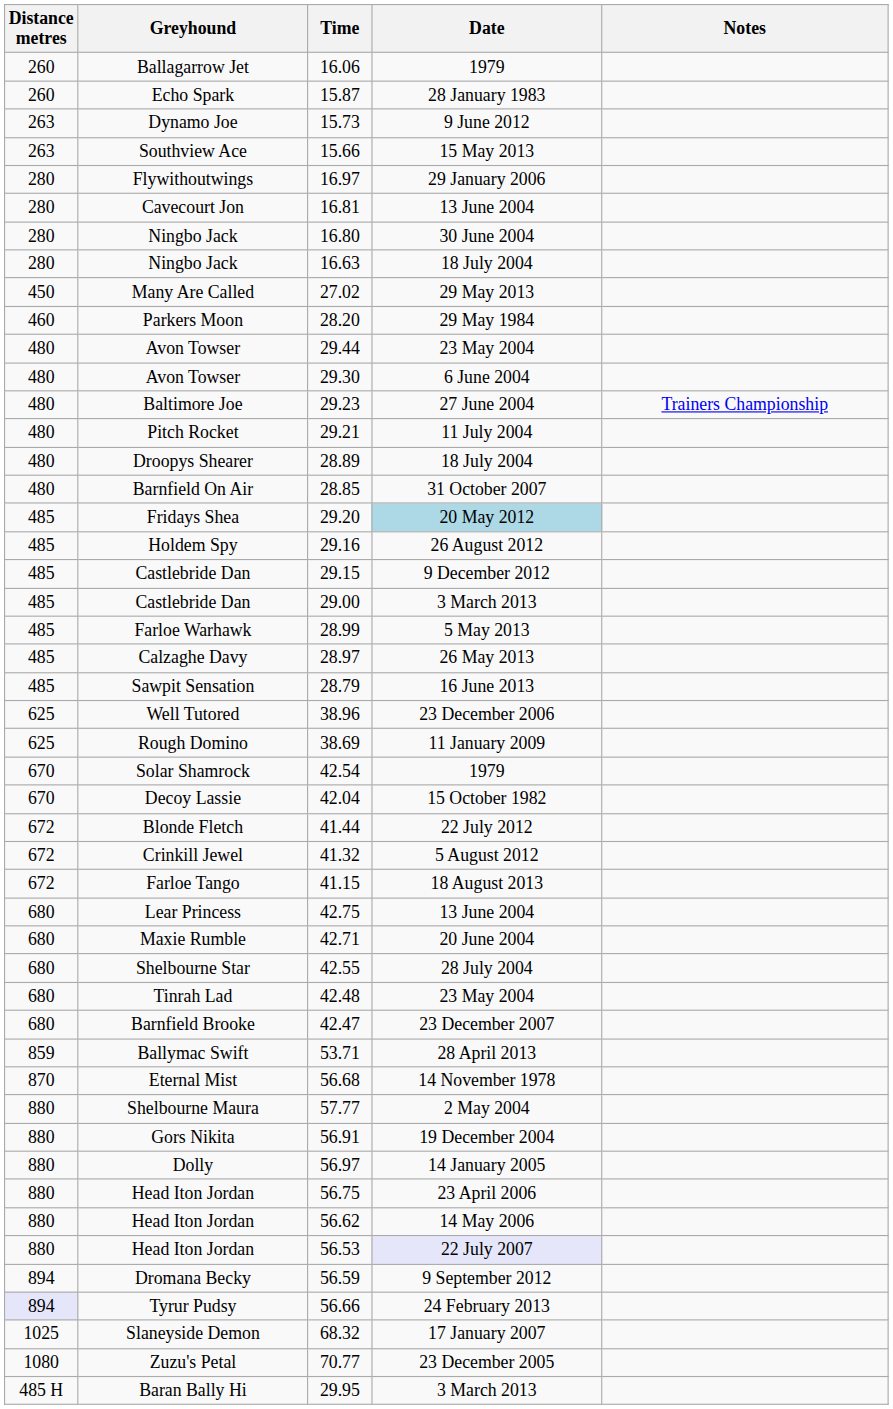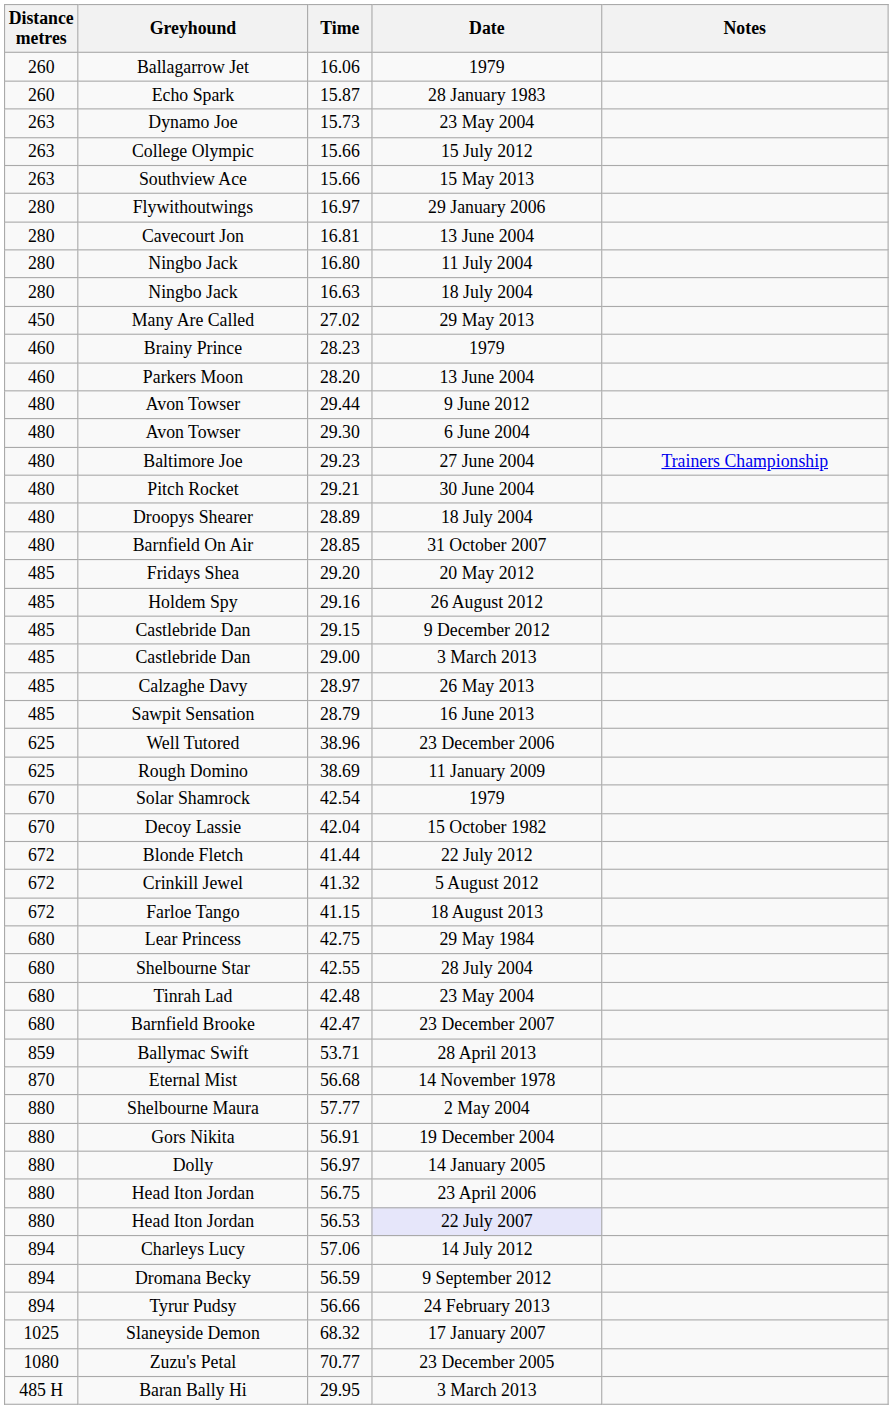(487, 123) 9 June 2012 -> (487, 123) 23 May 2004
+ row: (193, 151)
(487, 235) 30 June 2004 -> (487, 263) 11 July 2004
+ row: (193, 348)
(487, 320) 29 May 1984 -> (487, 376) 13 June 2004
(487, 348) 23 May 2004 -> (487, 404) 9 June 2012
(487, 432) 11 July 2004 -> (487, 489) 30 June 2004
(487, 517) lightblue background -> (487, 573) no background
- row: (193, 630)
(487, 911) 13 June 2004 -> (487, 939) 29 May 1984
- row: (193, 939)
- row: (193, 1221)
+ row: (193, 1249)
(41, 1306) lavender background -> (41, 1306) no background
